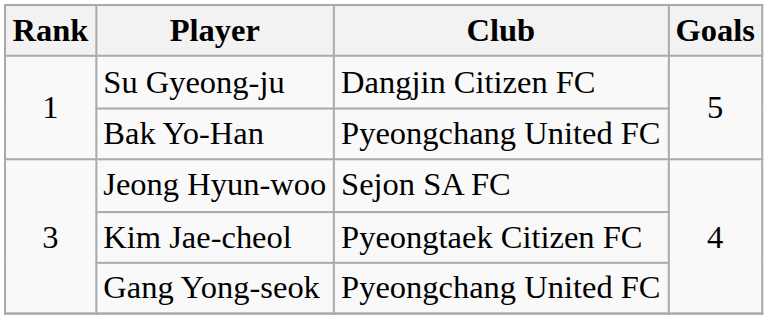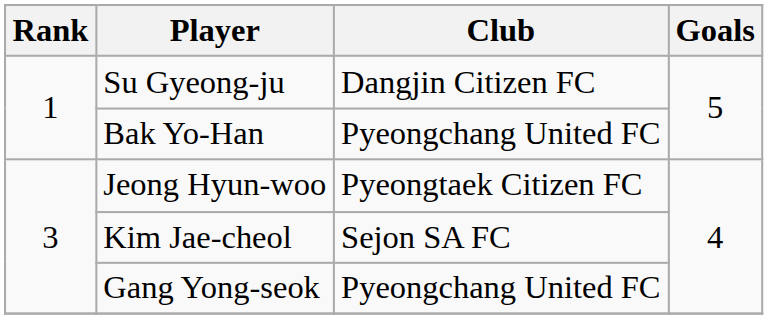(426, 184) Sejon SA FC -> (492, 184) Pyeongtaek Citizen FC
(492, 236) Pyeongtaek Citizen FC -> (426, 236) Sejon SA FC
